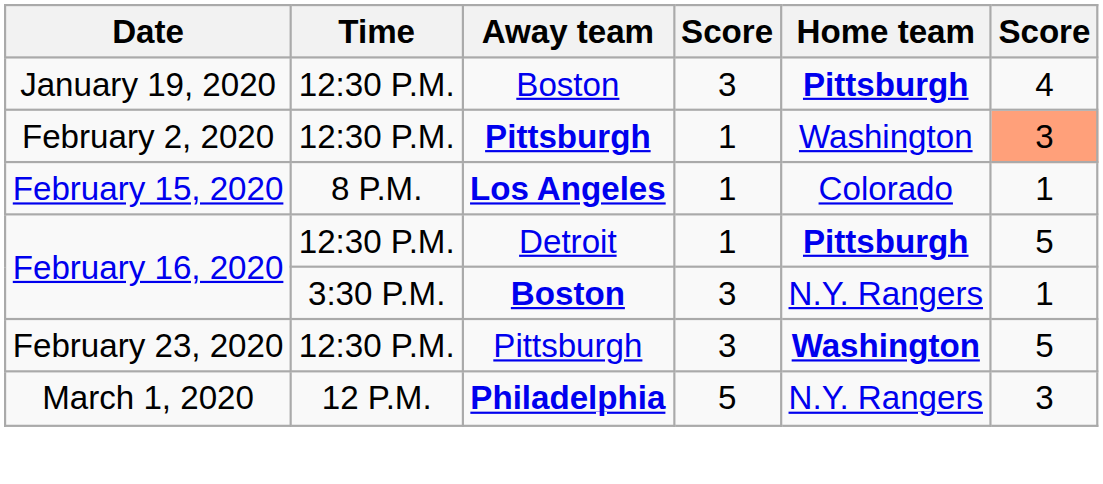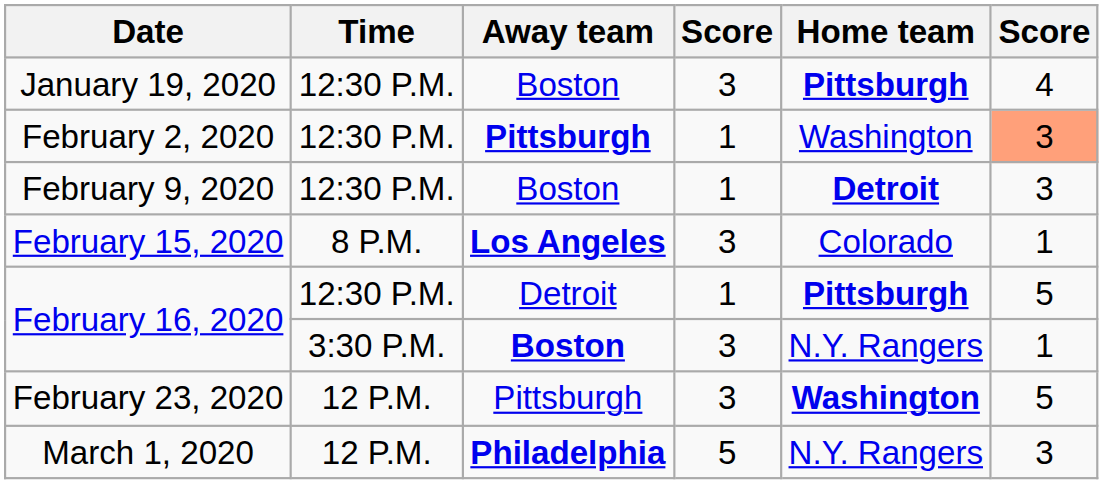+ row: (148, 189)
(727, 189) 1 -> (727, 241) 3
(377, 346) 12:30 P.M. -> (377, 399) 12 P.M.
